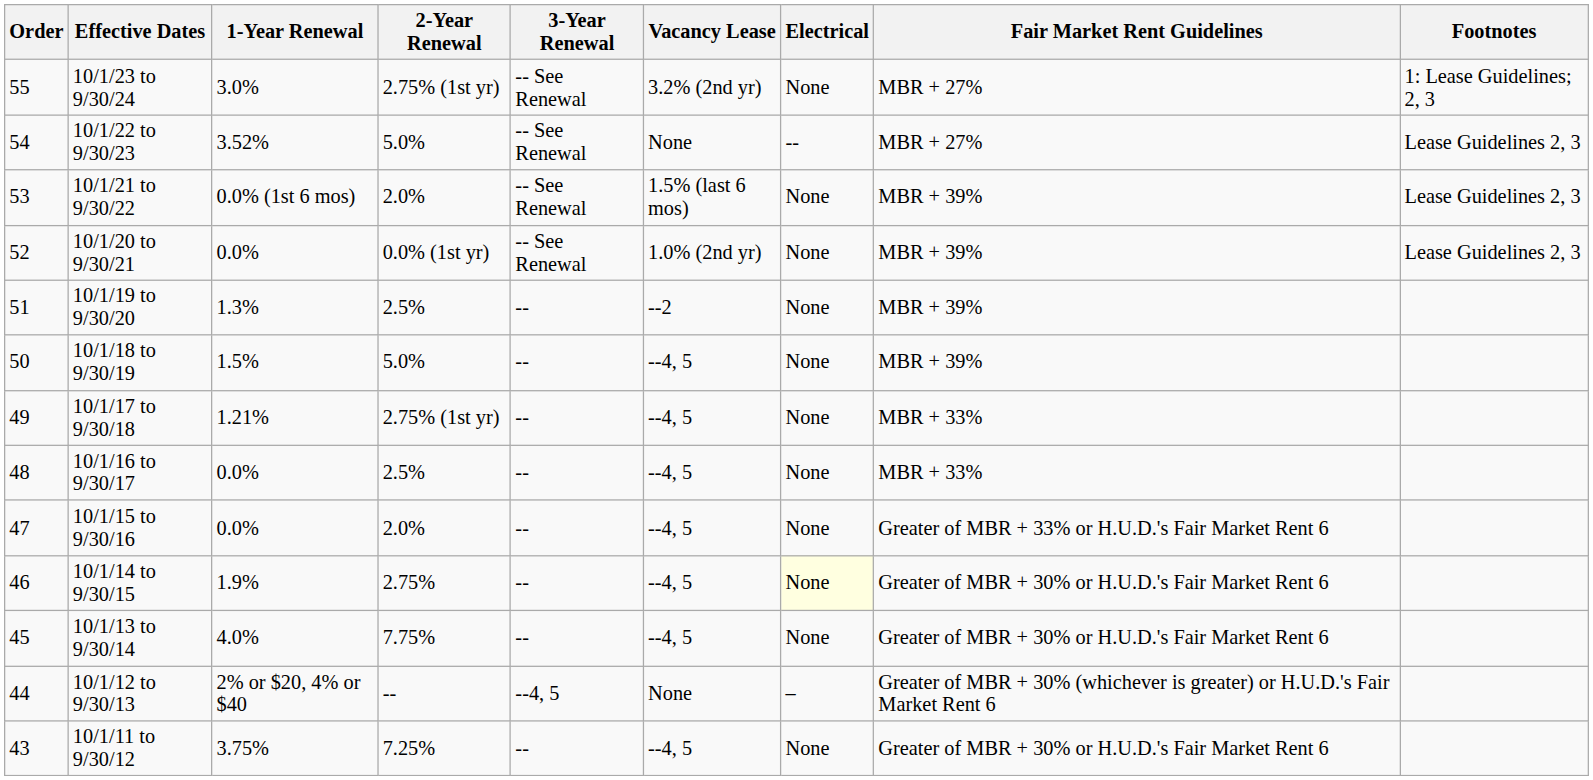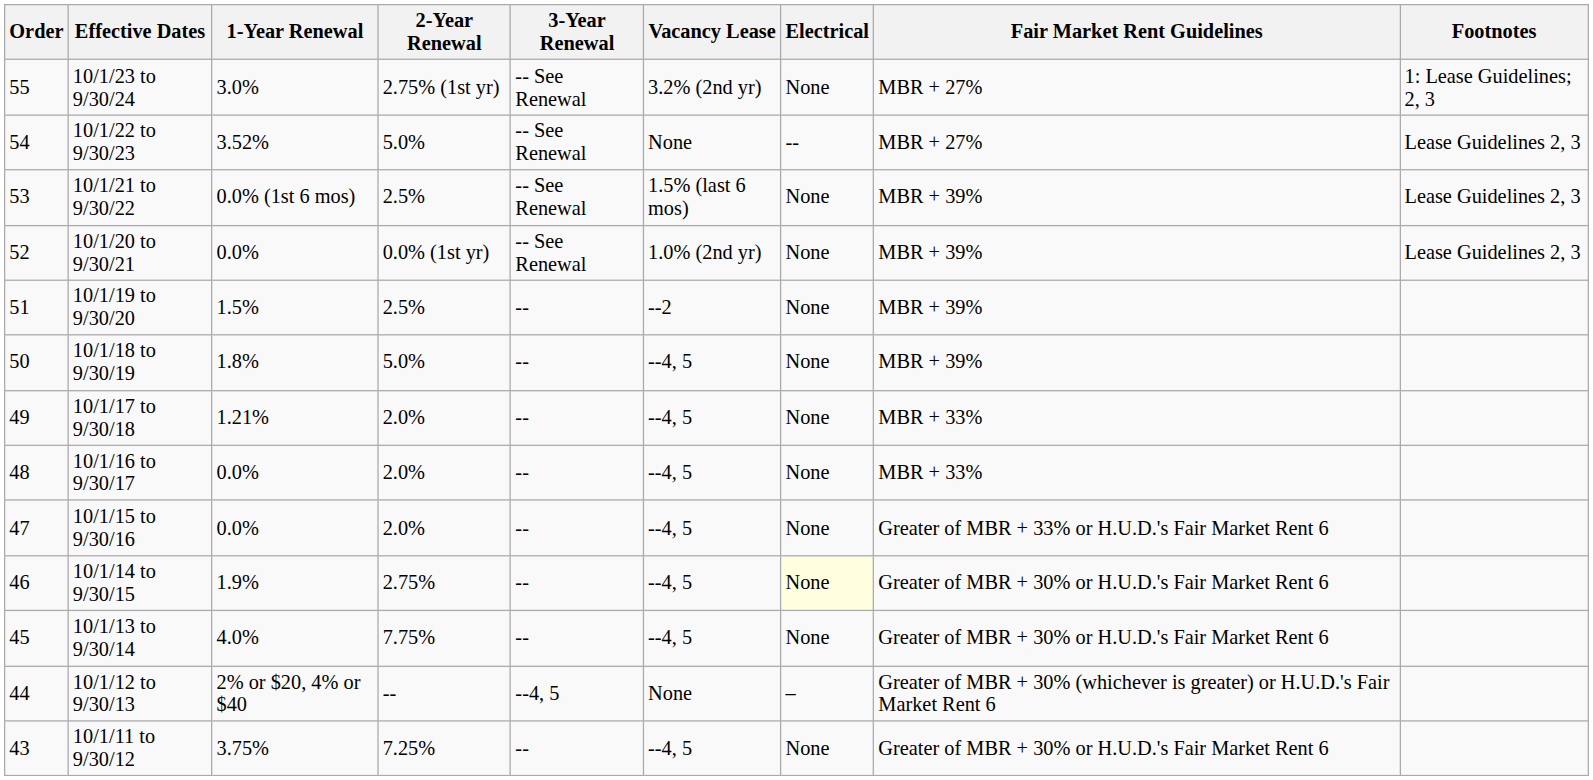(404, 197) 2.0% -> (404, 197) 2.5%
(238, 307) 1.3% -> (238, 307) 1.5%
(238, 362) 1.5% -> (238, 362) 1.8%
(441, 417) 2.75% (1st yr) -> (404, 417) 2.0%
(404, 472) 2.5% -> (404, 472) 2.0%
